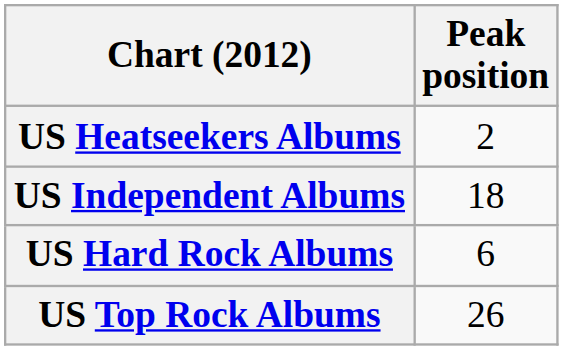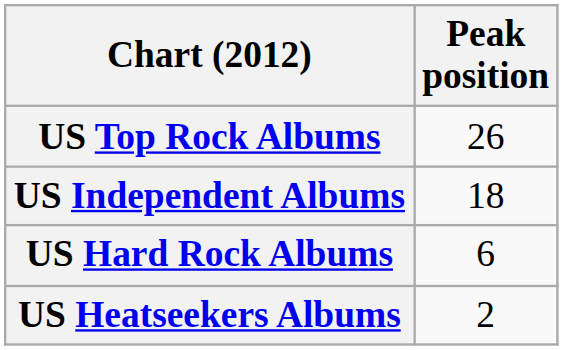rows swapped: (209, 135) <-> (209, 313)
